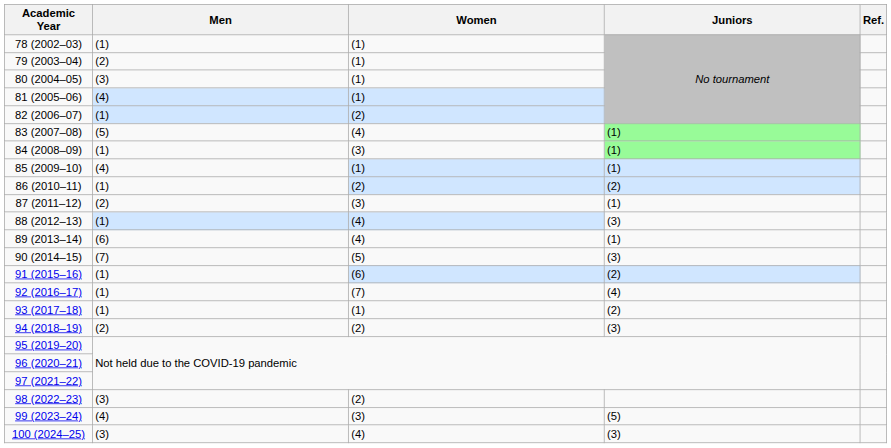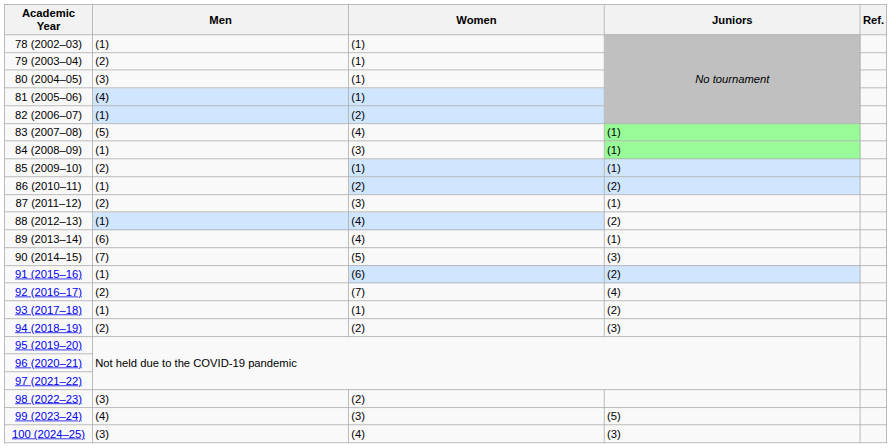(102, 168) (4) -> (102, 168) (2)
(614, 221) (3) -> (614, 221) (2)
(102, 292) (1) -> (102, 292) (2)
